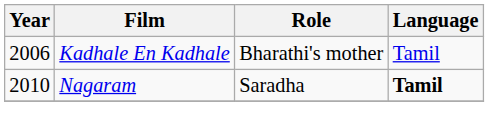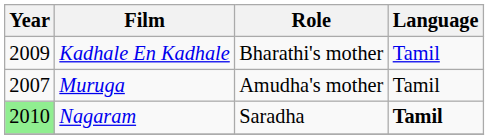(30, 52) 2006 -> (30, 52) 2009
+ row: (92, 85)
(30, 85) no background -> (30, 117) lightgreen background
